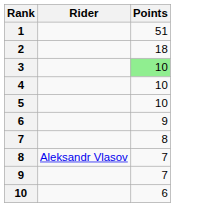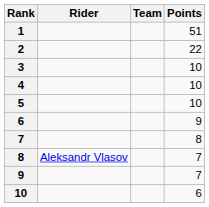+ column: (147, 13)
(161, 49) 18 -> (195, 49) 22
(161, 67) lightgreen background -> (195, 67) no background
